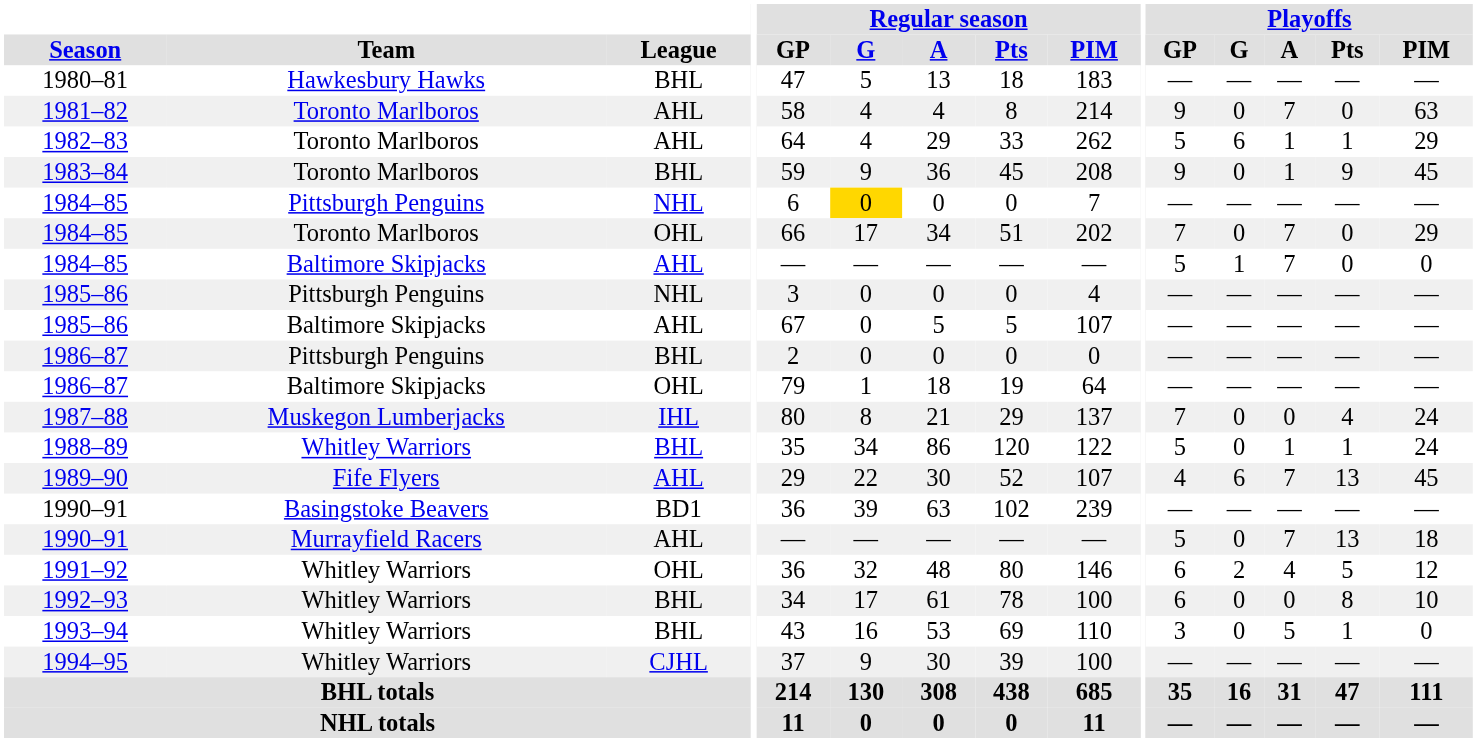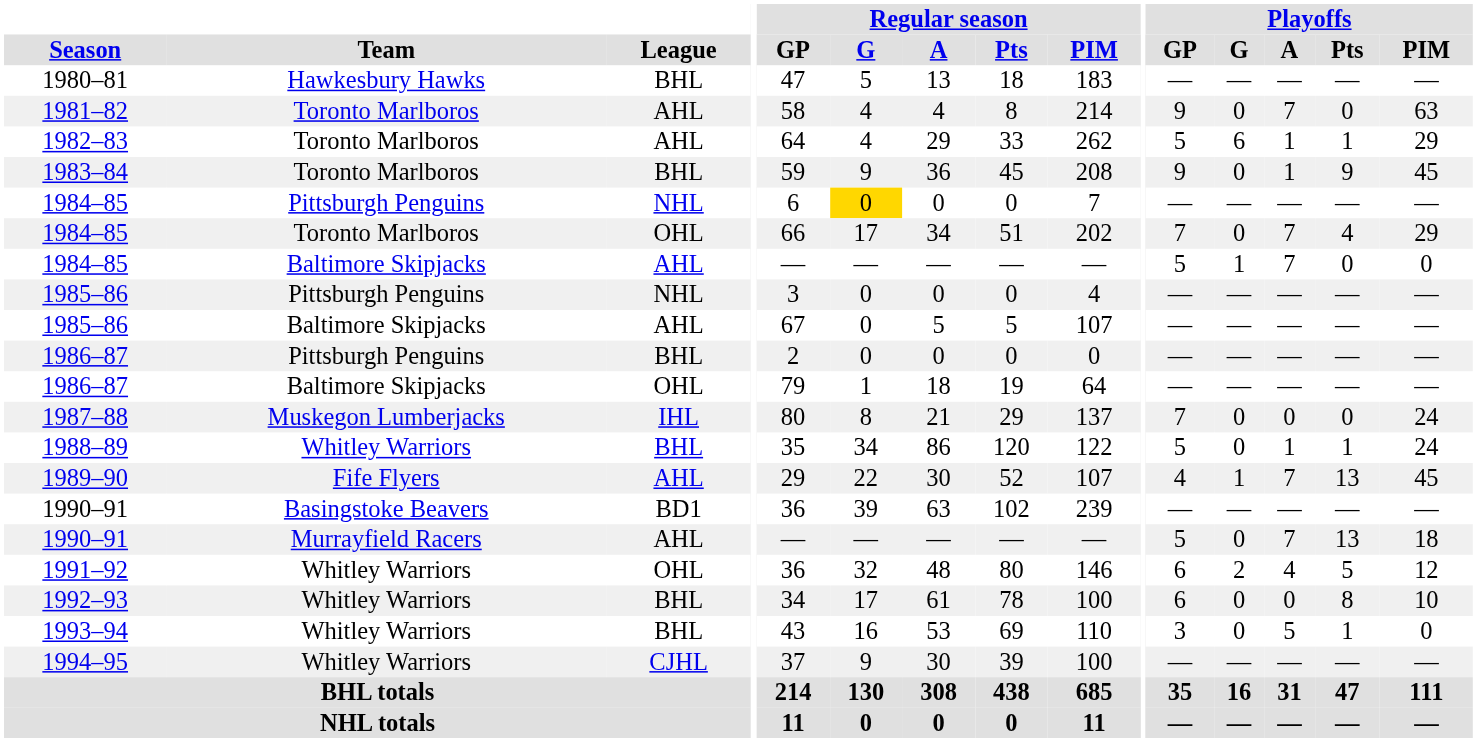(1347, 233) 0 -> (1347, 233) 4
(1347, 416) 4 -> (1347, 416) 0
(1239, 478) 6 -> (1239, 478) 1
